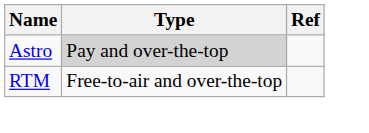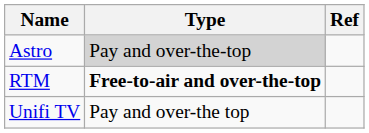(174, 81) normal -> (205, 81) bold
+ row: (45, 111)
